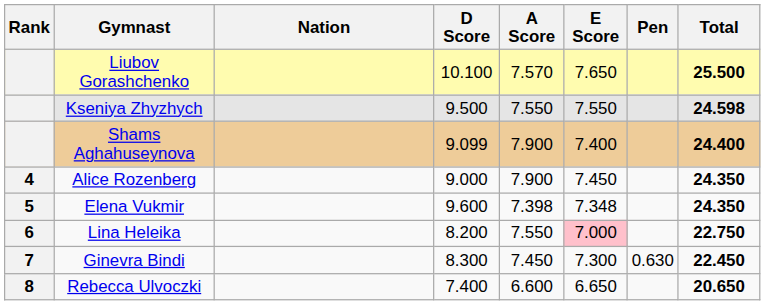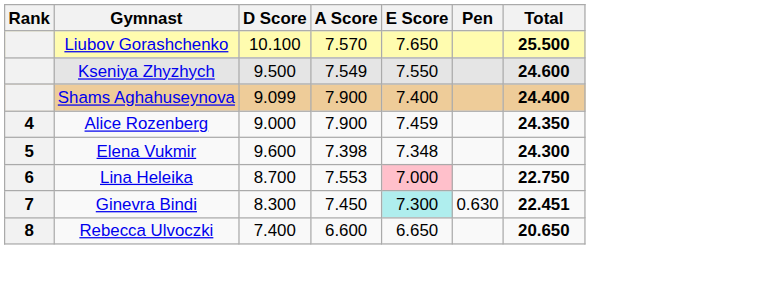- column: (324, 27)
(532, 108) 7.550 -> (346, 71) 7.549
(719, 108) 24.598 -> (544, 71) 24.600
(596, 180) 7.450 -> (417, 124) 7.459
(719, 206) 24.350 -> (544, 150) 24.300
(467, 233) 8.200 -> (275, 177) 8.700
(532, 233) 7.550 -> (346, 177) 7.553
(596, 259) no background -> (417, 204) paleturquoise background
(719, 259) 22.450 -> (544, 204) 22.451
